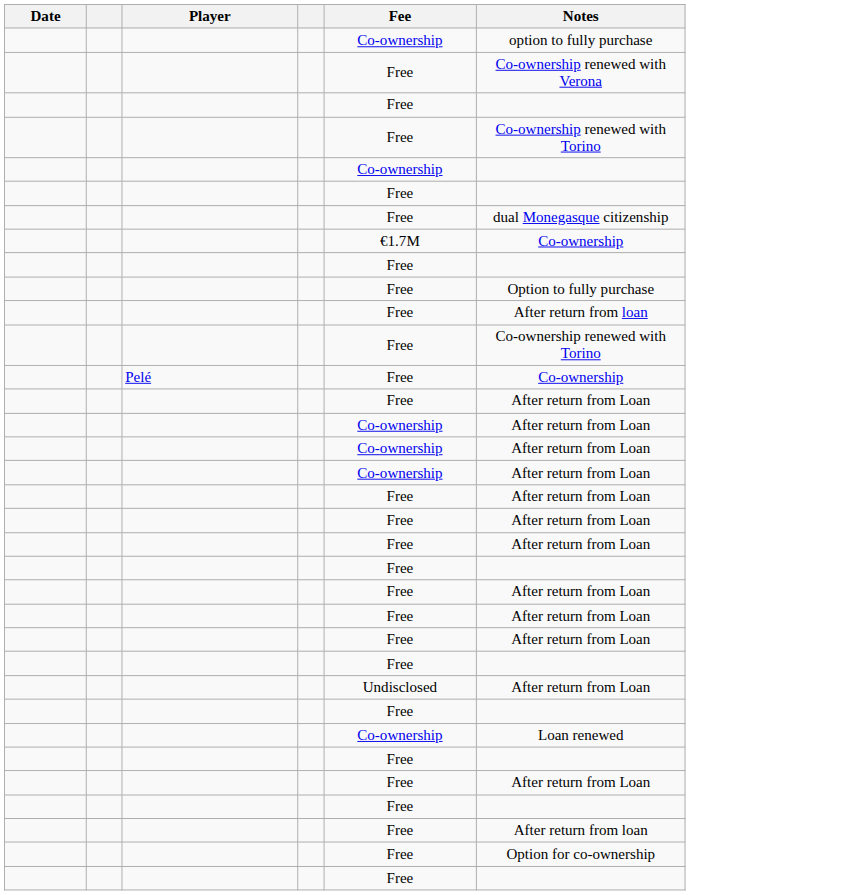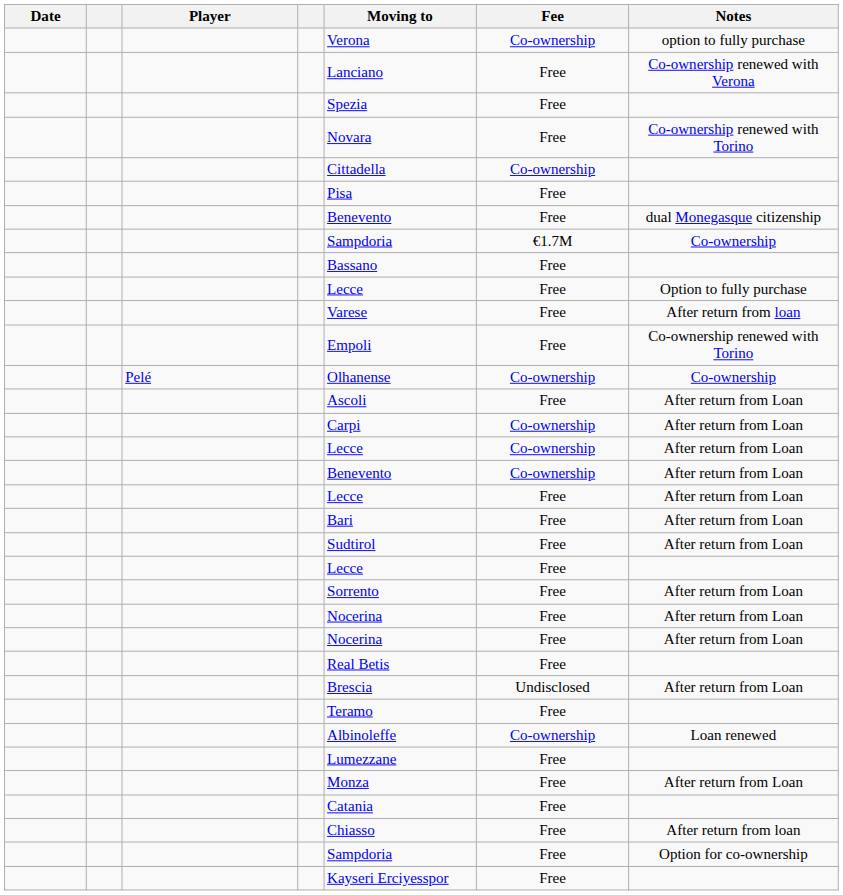+ column: (400, 16)
(400, 377) Free -> (553, 377) Co-ownership
